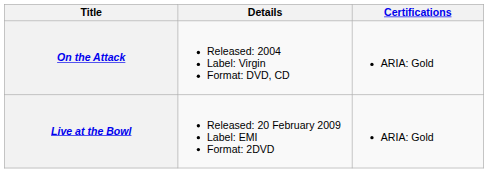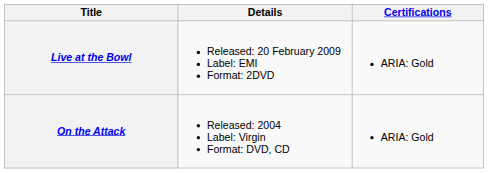rows swapped: (91, 58) <-> (91, 131)
